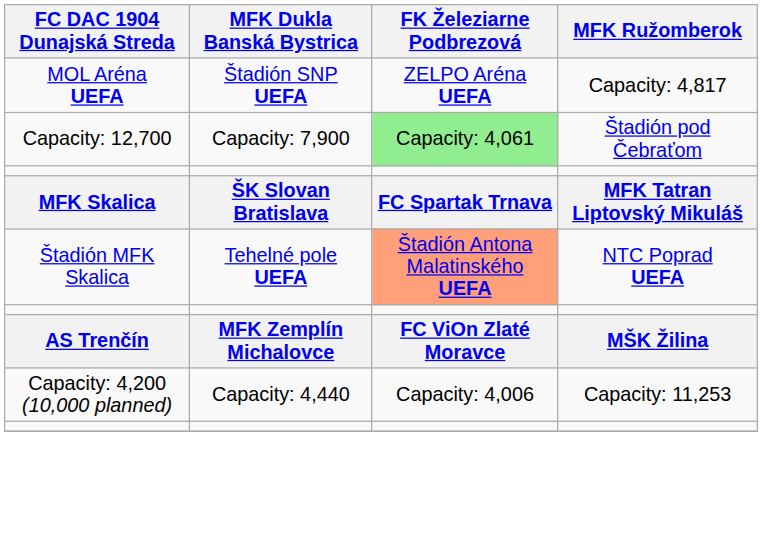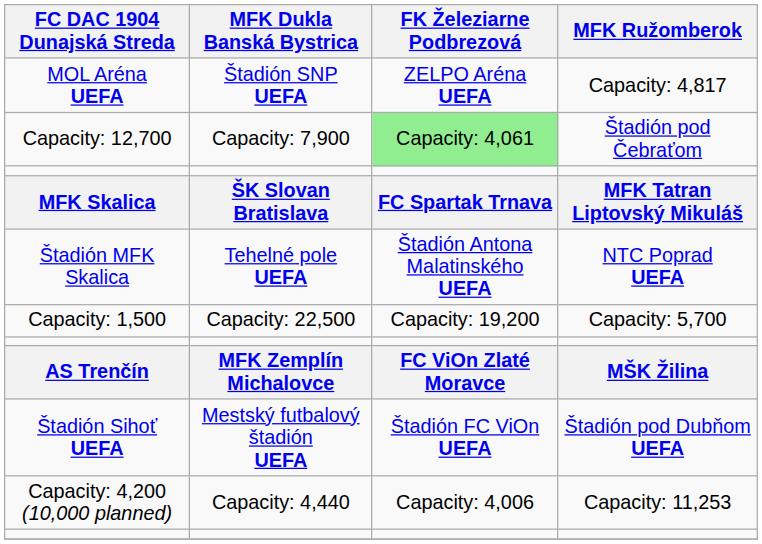(465, 266) lightsalmon background -> (465, 266) no background
+ row: (97, 320)
+ row: (97, 437)
